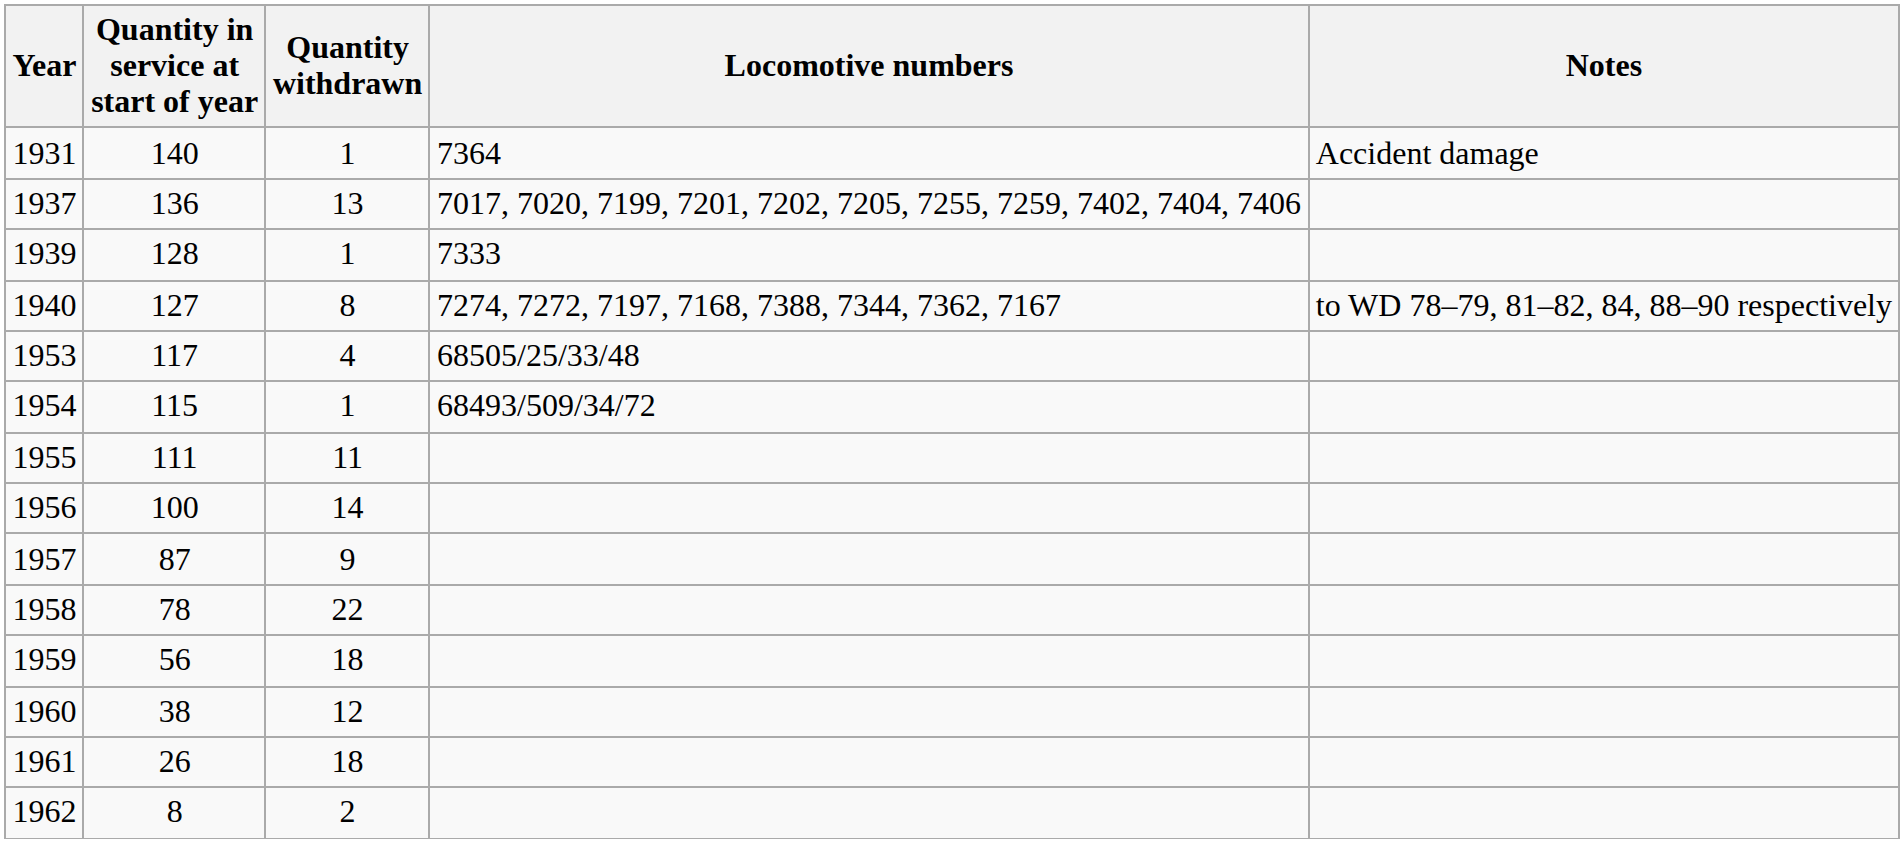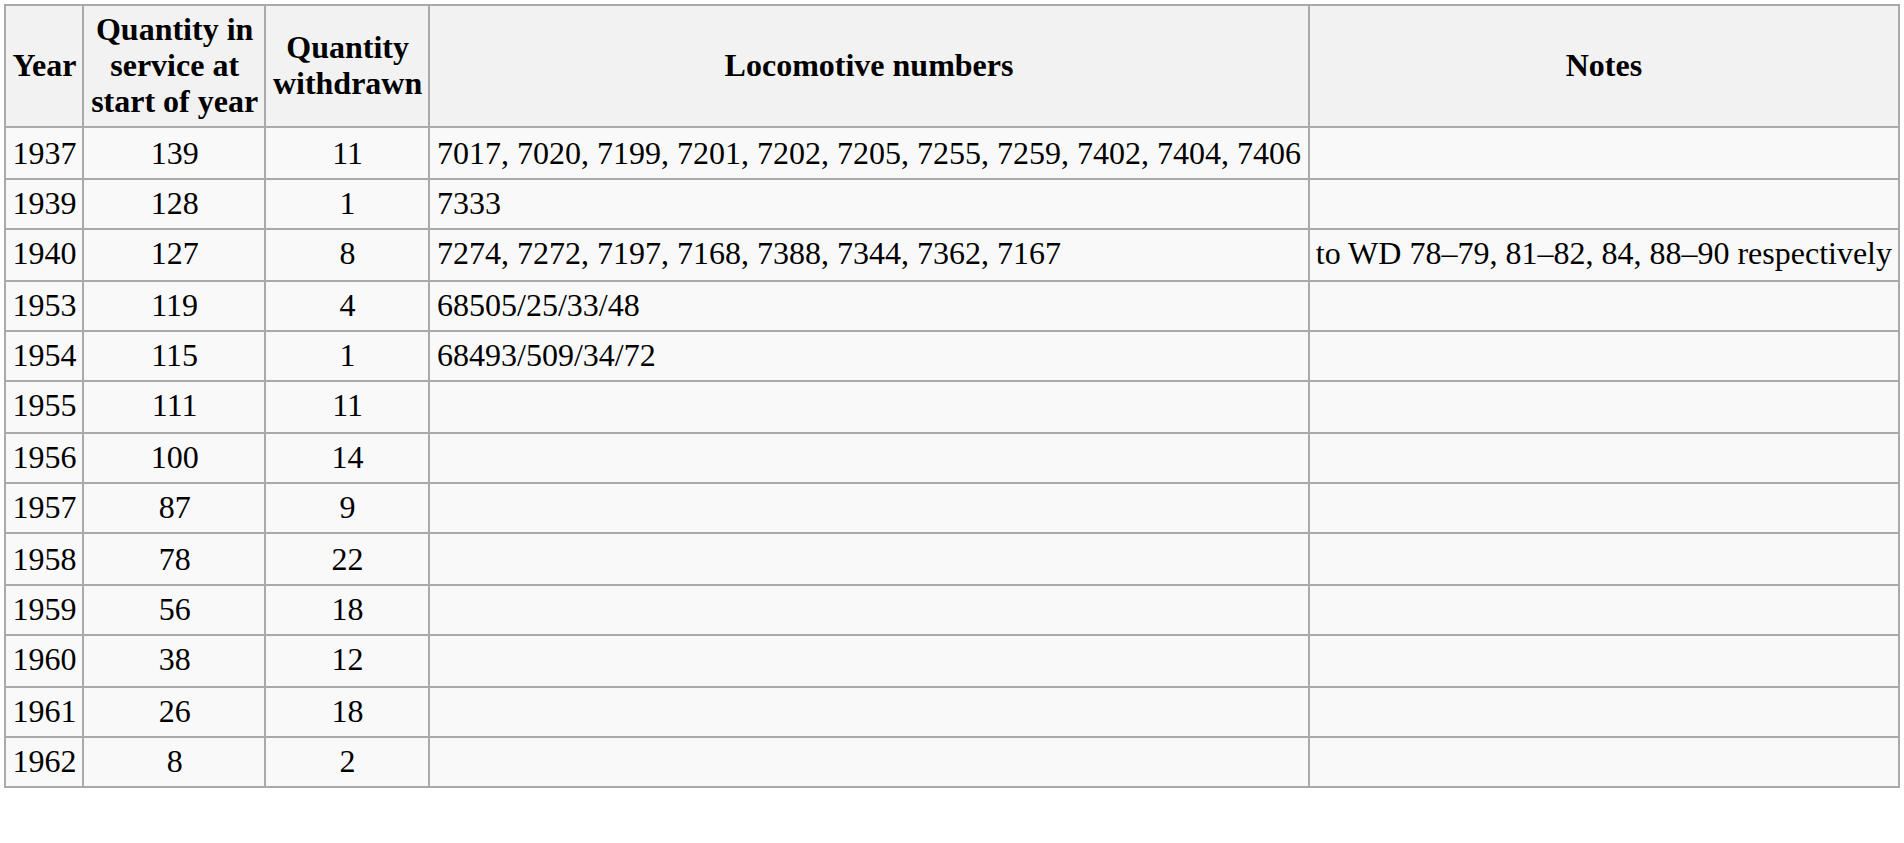- row: (44, 152)
(175, 203) 136 -> (175, 152) 139
(348, 203) 13 -> (348, 152) 11
(175, 355) 117 -> (175, 304) 119
